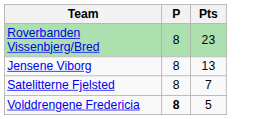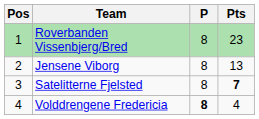+ column: (18, 14)
(208, 85) normal -> (236, 85) bold
(208, 104) 5 -> (236, 104) 4
